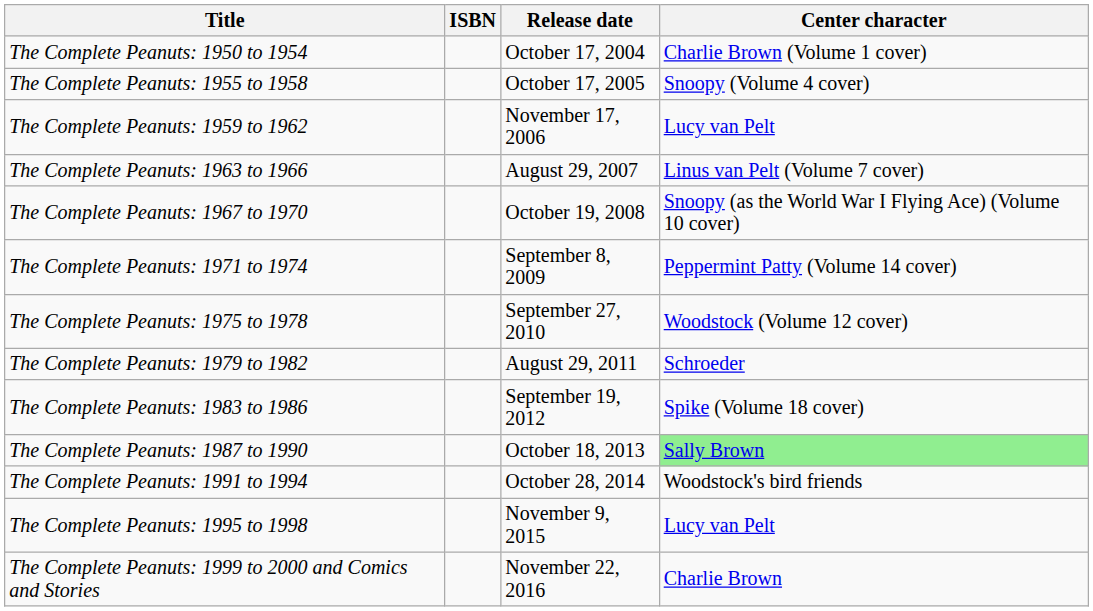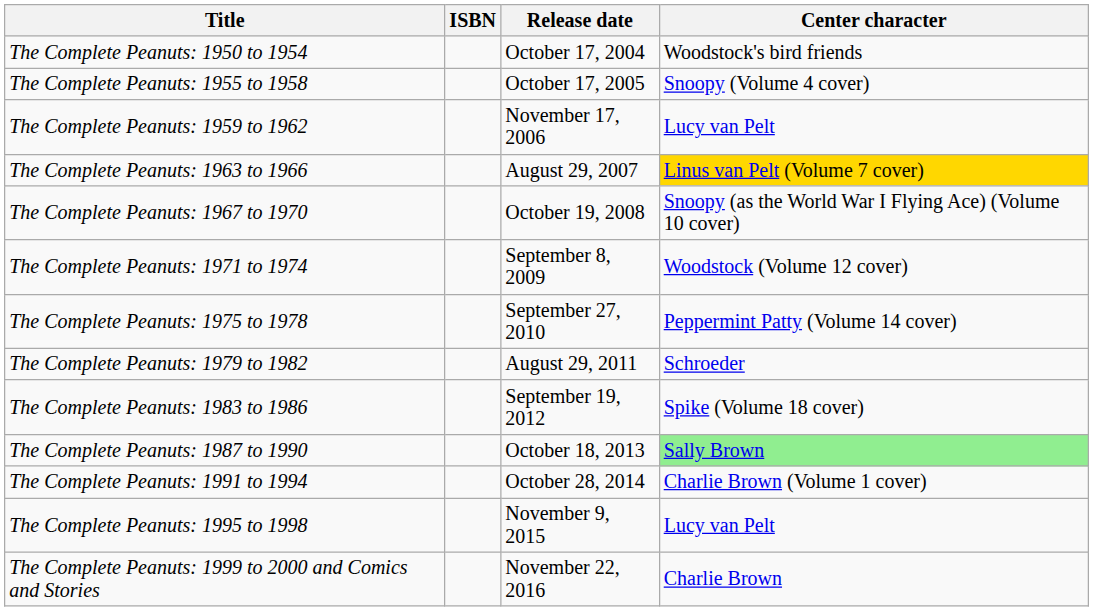(795, 52) Charlie Brown (Volume 1 cover) -> (763, 52) Woodstock's bird friends
(794, 169) no background -> (794, 169) gold background
(810, 266) Peppermint Patty (Volume 14 cover) -> (786, 266) Woodstock (Volume 12 cover)
(786, 321) Woodstock (Volume 12 cover) -> (810, 321) Peppermint Patty (Volume 14 cover)
(763, 481) Woodstock's bird friends -> (795, 481) Charlie Brown (Volume 1 cover)
